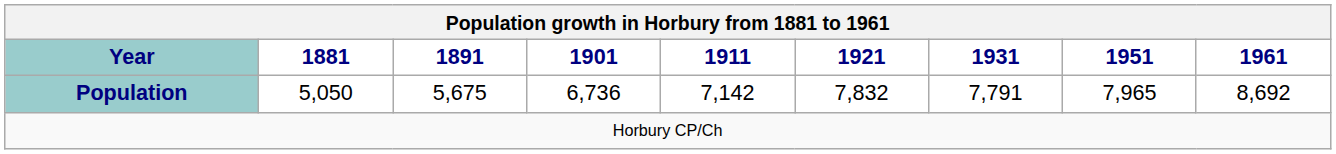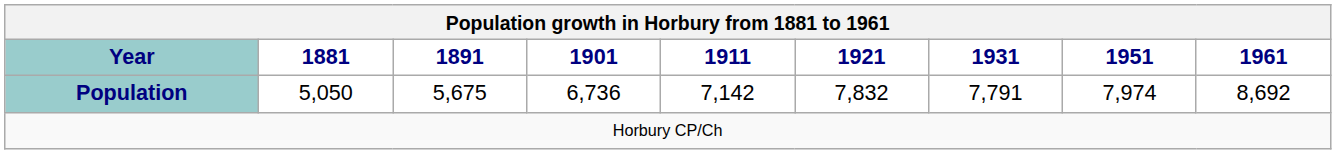(1129, 93) 7,965 -> (1129, 93) 7,974
